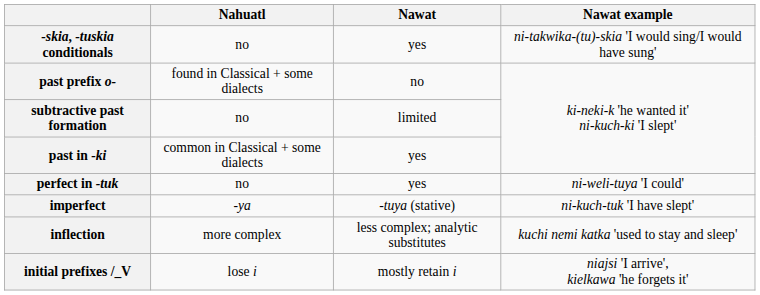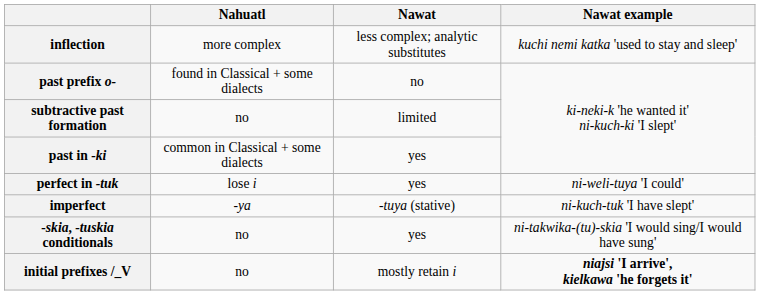rows swapped: (78, 235) <-> (78, 44)
(242, 184) no -> (242, 184) lose i
(242, 271) lose i -> (242, 271) no
(628, 271) normal -> (628, 271) bold
